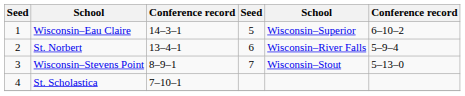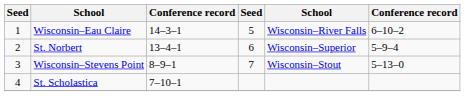(311, 30) Wisconsin–Superior -> (317, 30) Wisconsin–River Falls
(317, 47) Wisconsin–River Falls -> (311, 47) Wisconsin–Superior
